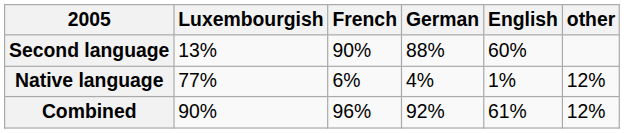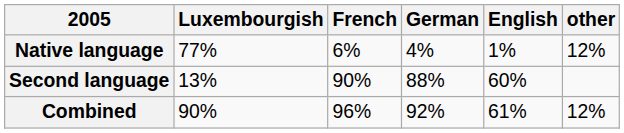rows swapped: (89, 81) <-> (89, 50)
